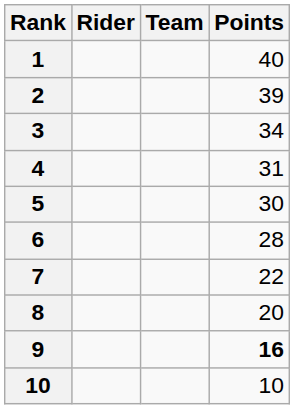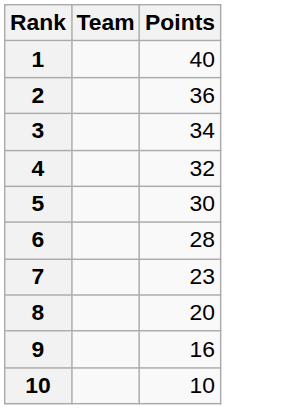- column: (106, 22)
(271, 95) 39 -> (202, 95) 36
(271, 167) 31 -> (202, 167) 32
(271, 276) 22 -> (202, 276) 23
(271, 349) bold -> (202, 349) normal
